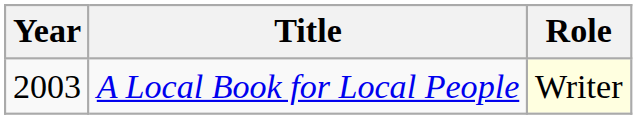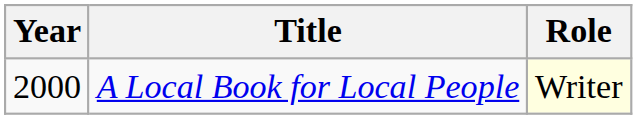(47, 85) 2003 -> (47, 85) 2000
